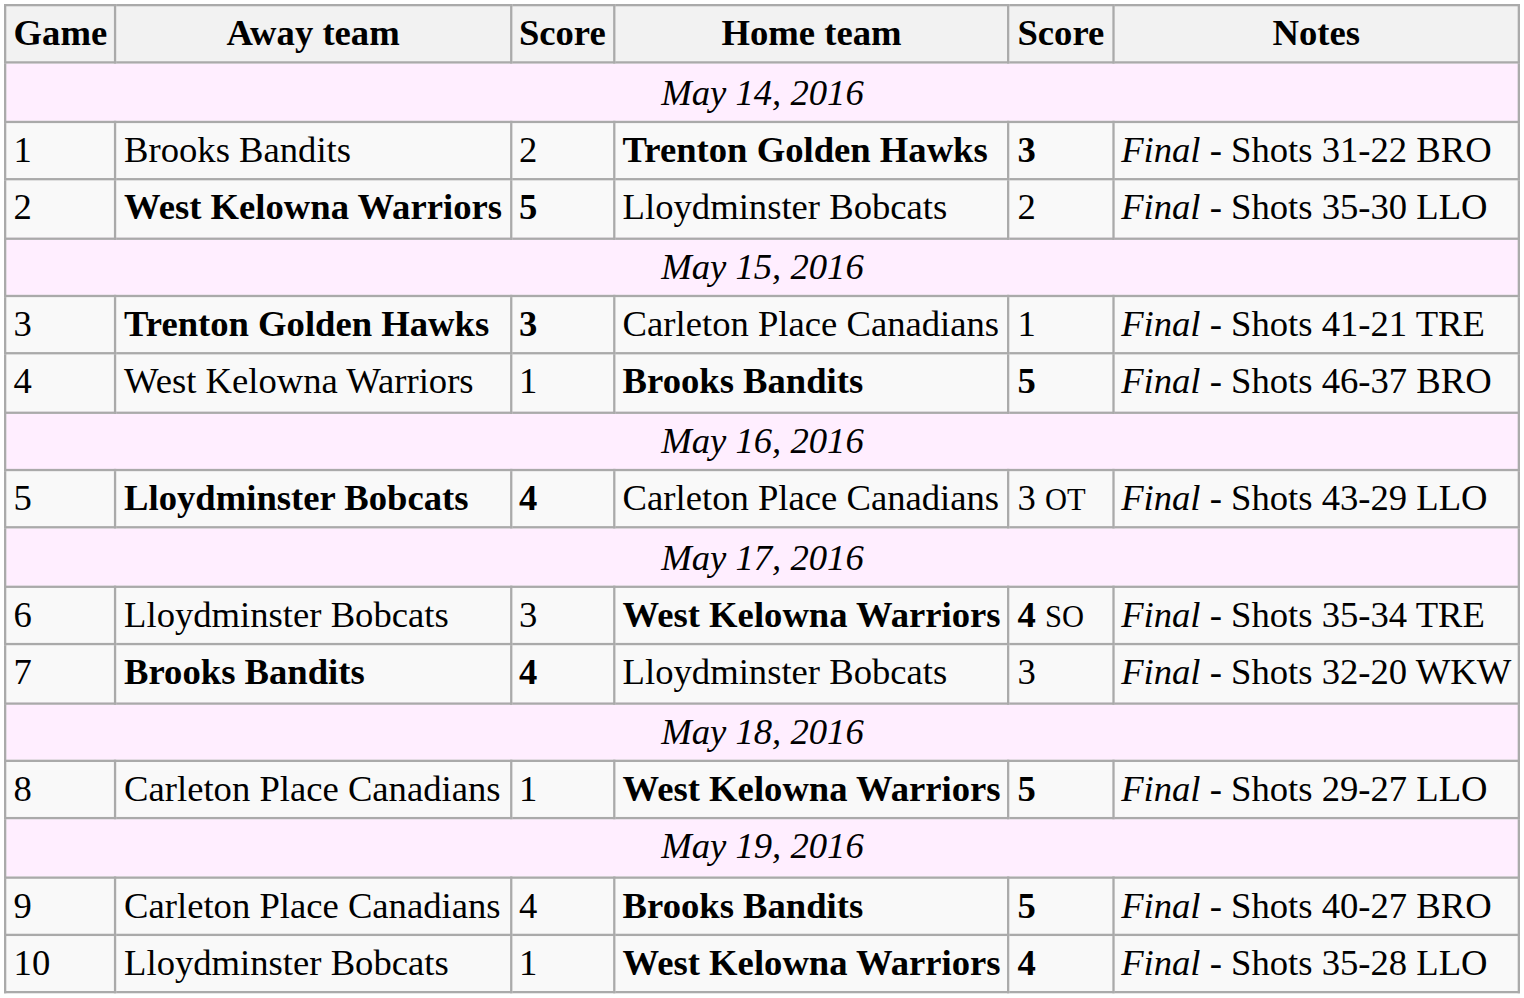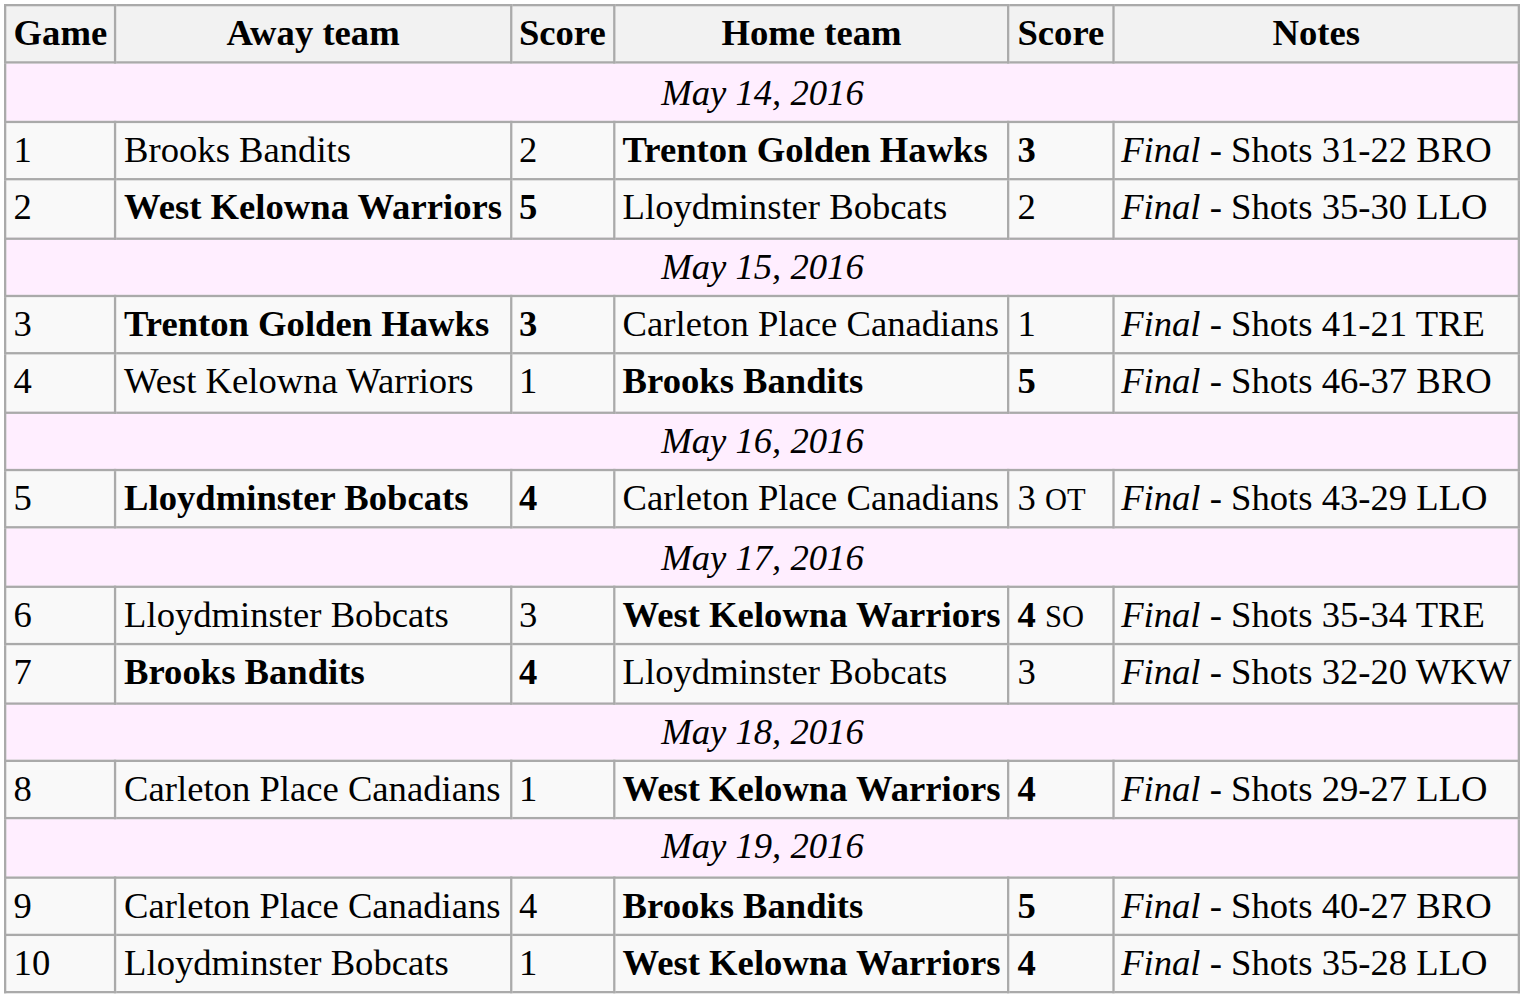(1027, 788) 5 -> (1027, 788) 4
